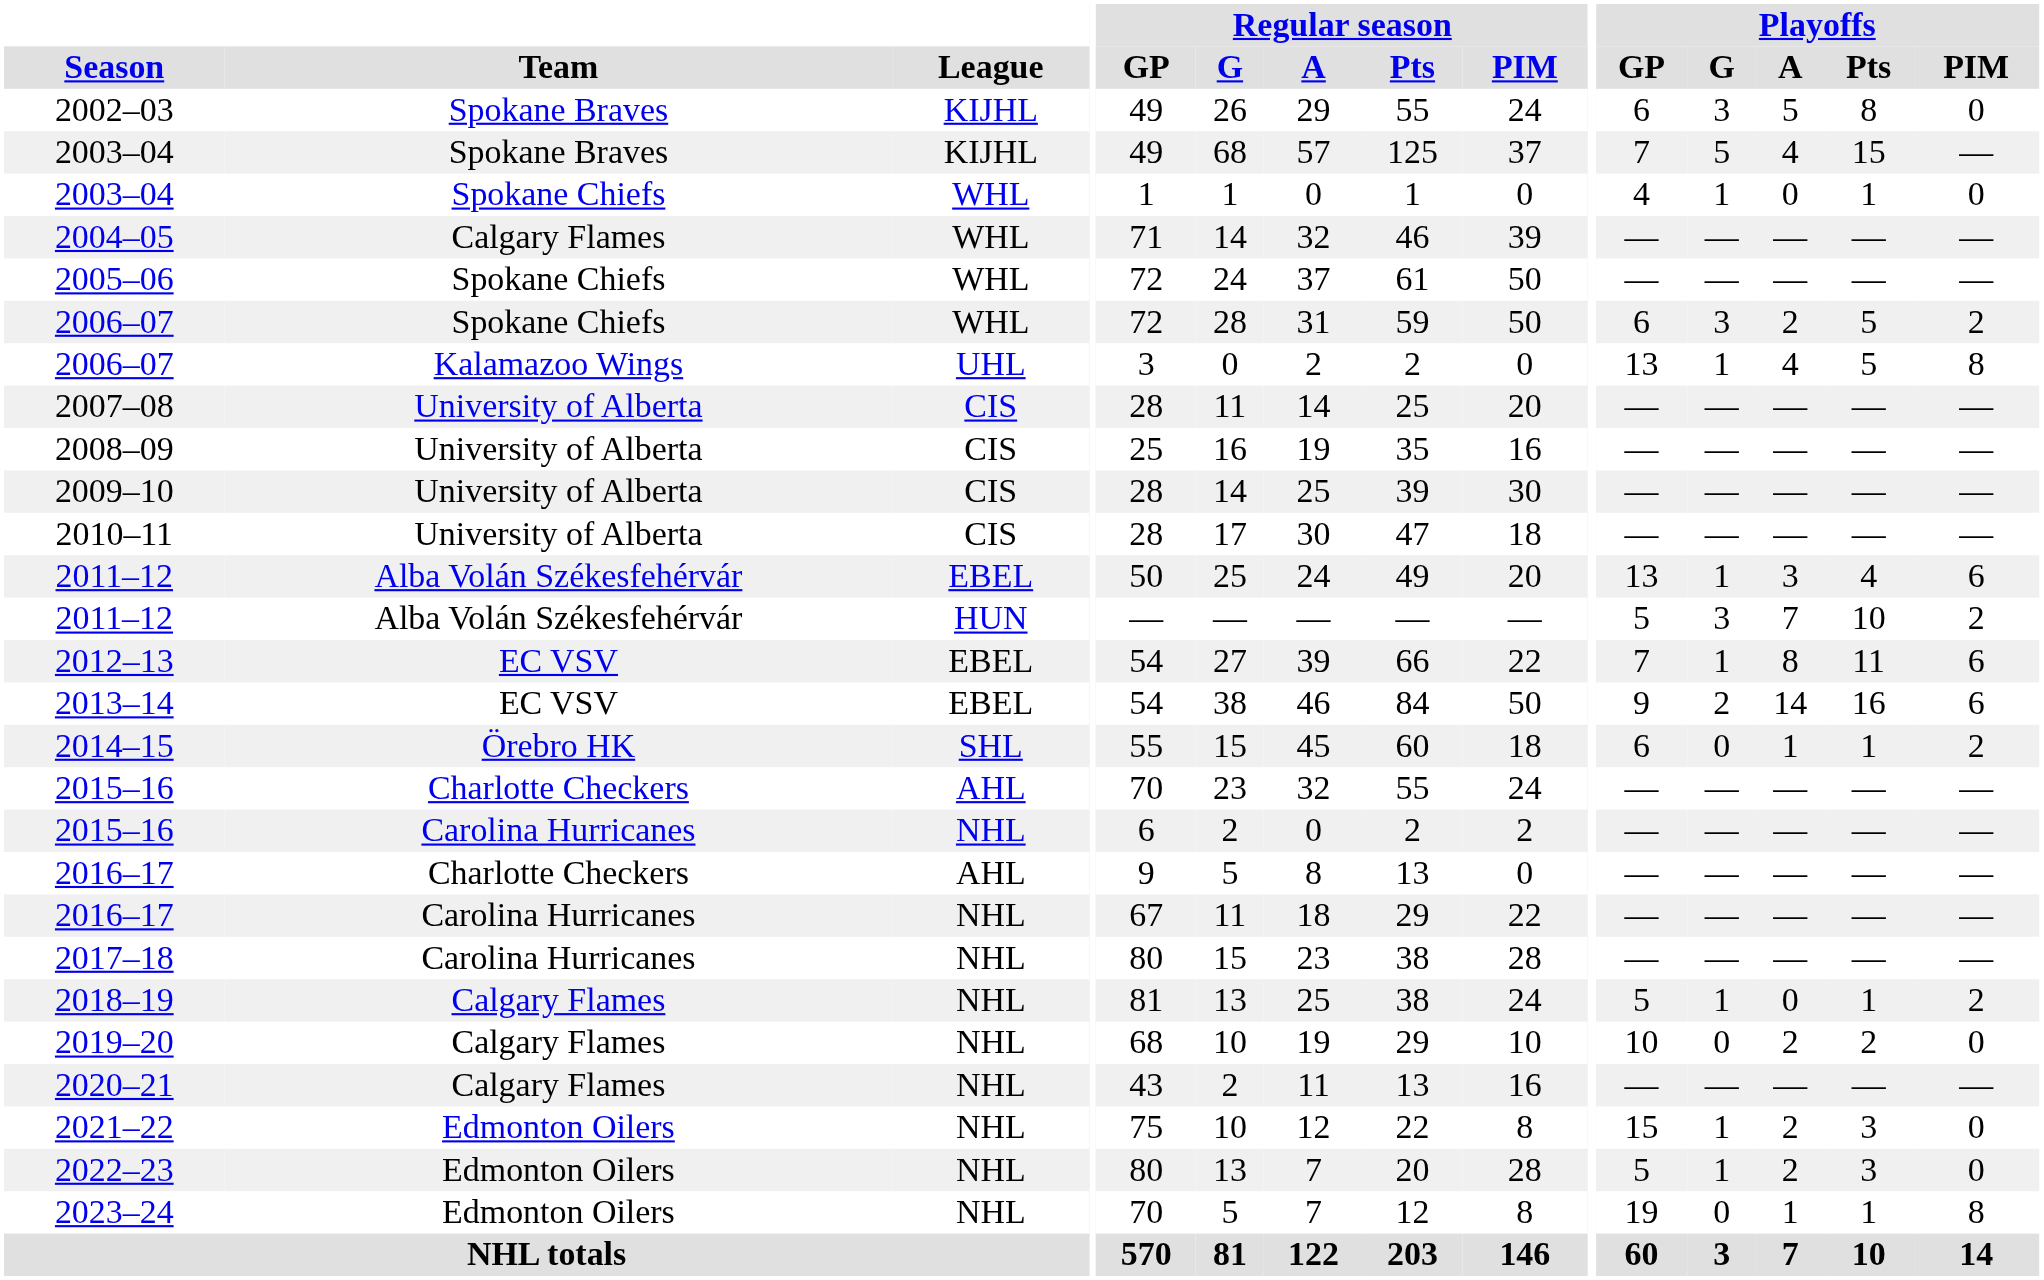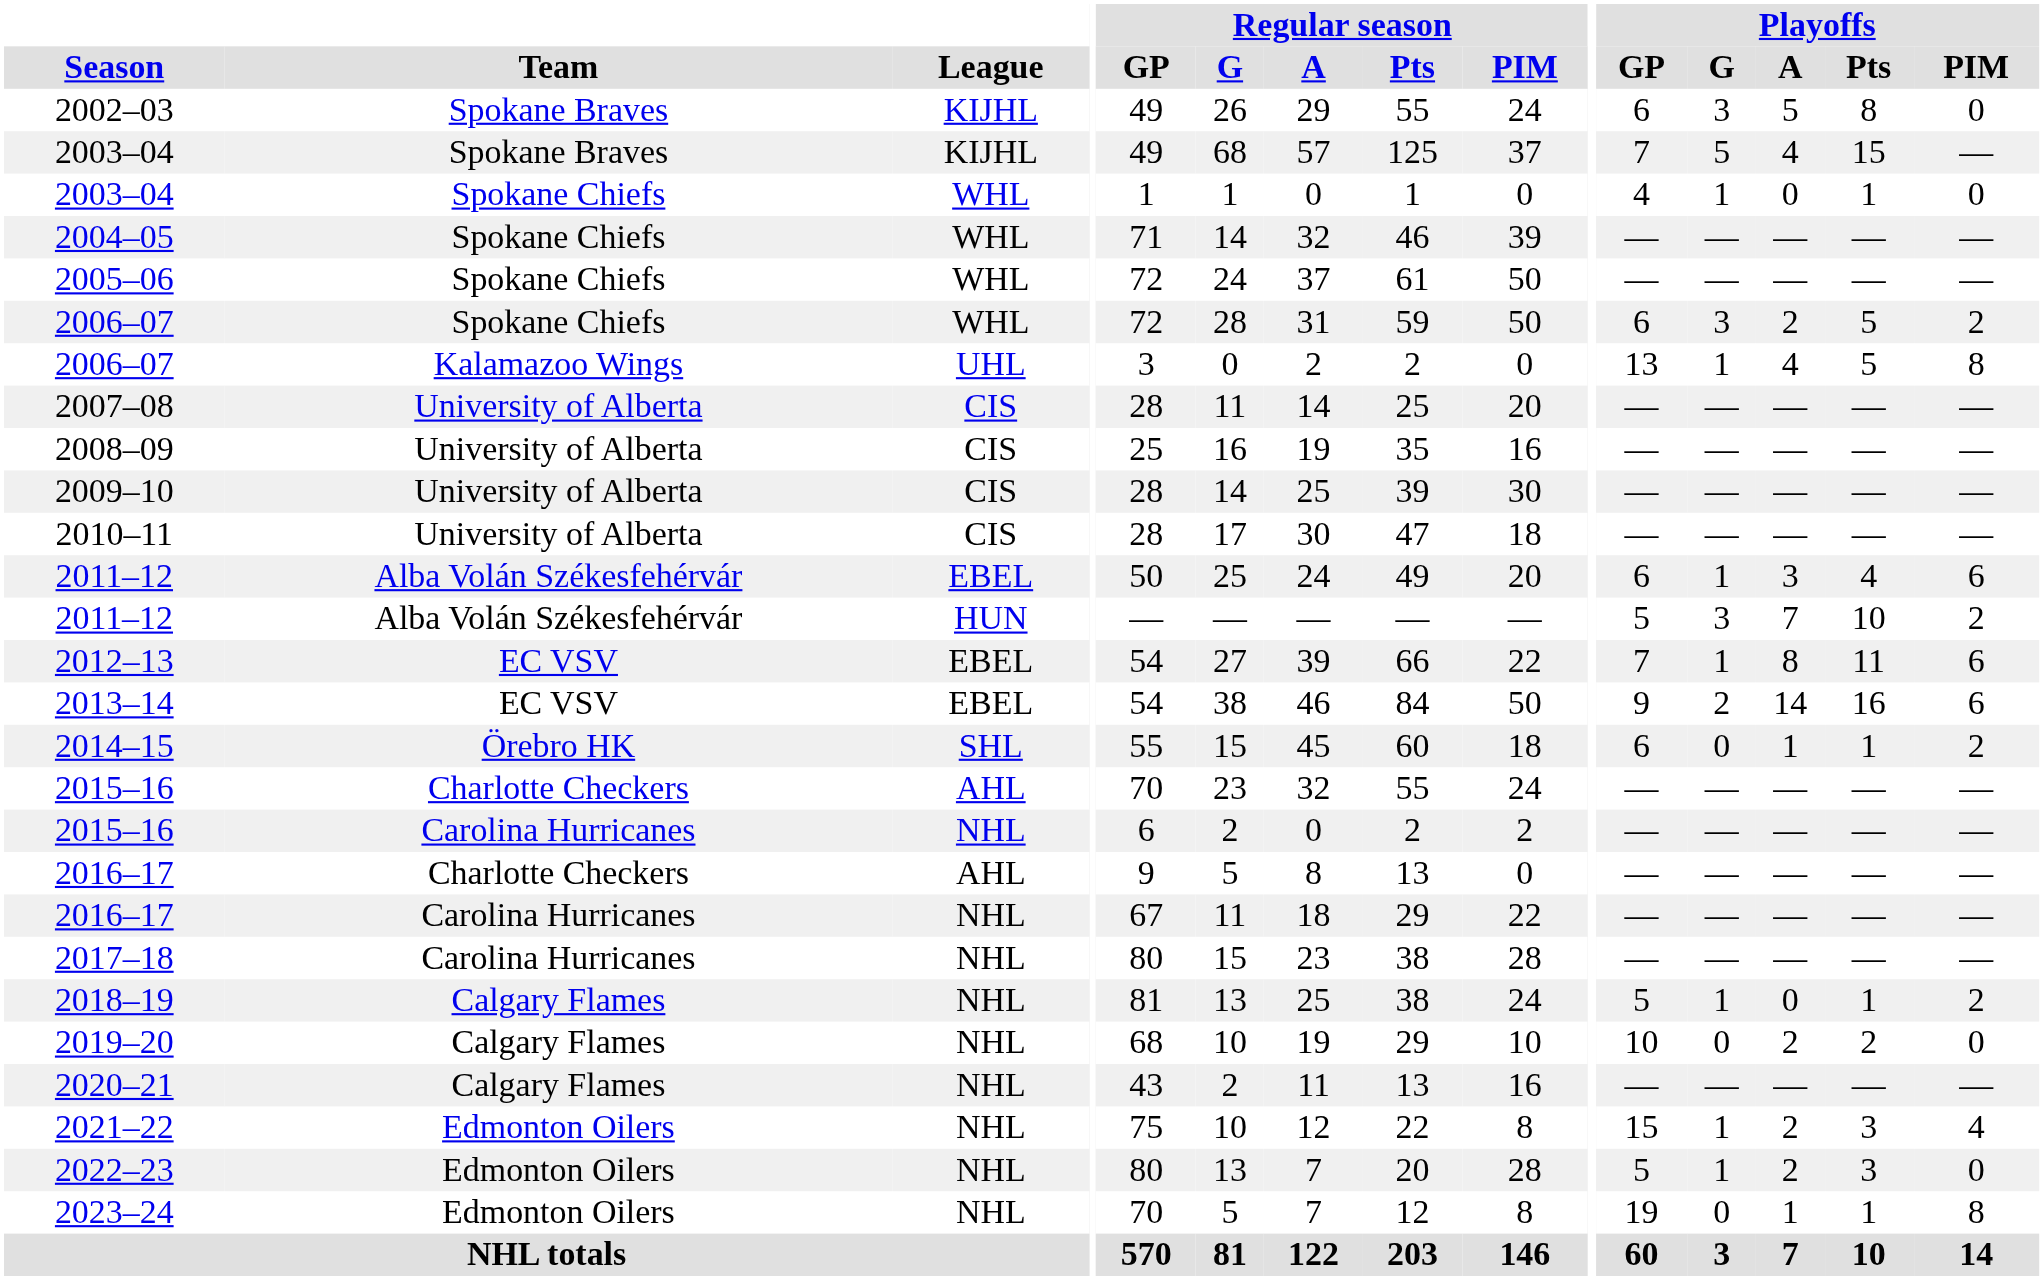(558, 236) Calgary Flames -> (558, 236) Spokane Chiefs
(1641, 575) 13 -> (1641, 575) 6
(1976, 1127) 0 -> (1976, 1127) 4
